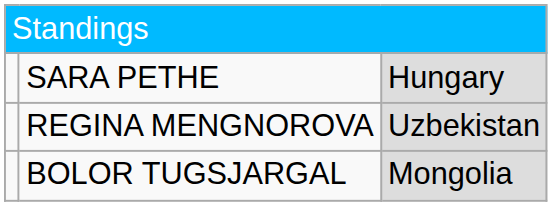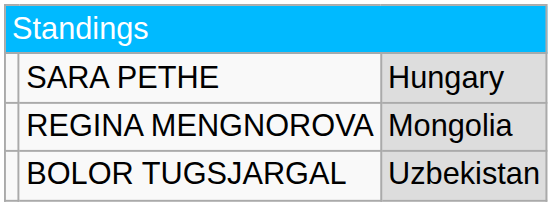(464, 126) Uzbekistan -> (450, 126) Mongolia
(450, 175) Mongolia -> (464, 175) Uzbekistan
